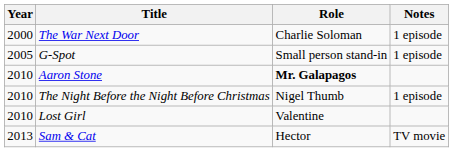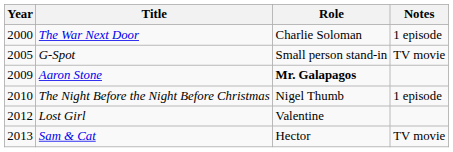(418, 55) 1 episode -> (419, 55) TV movie
(20, 75) 2010 -> (20, 75) 2009
(20, 116) 2010 -> (20, 116) 2012
